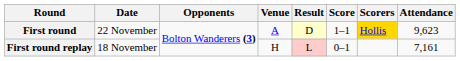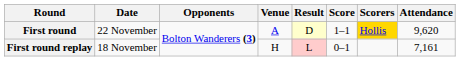(426, 30) 9,623 -> (426, 30) 9,620
